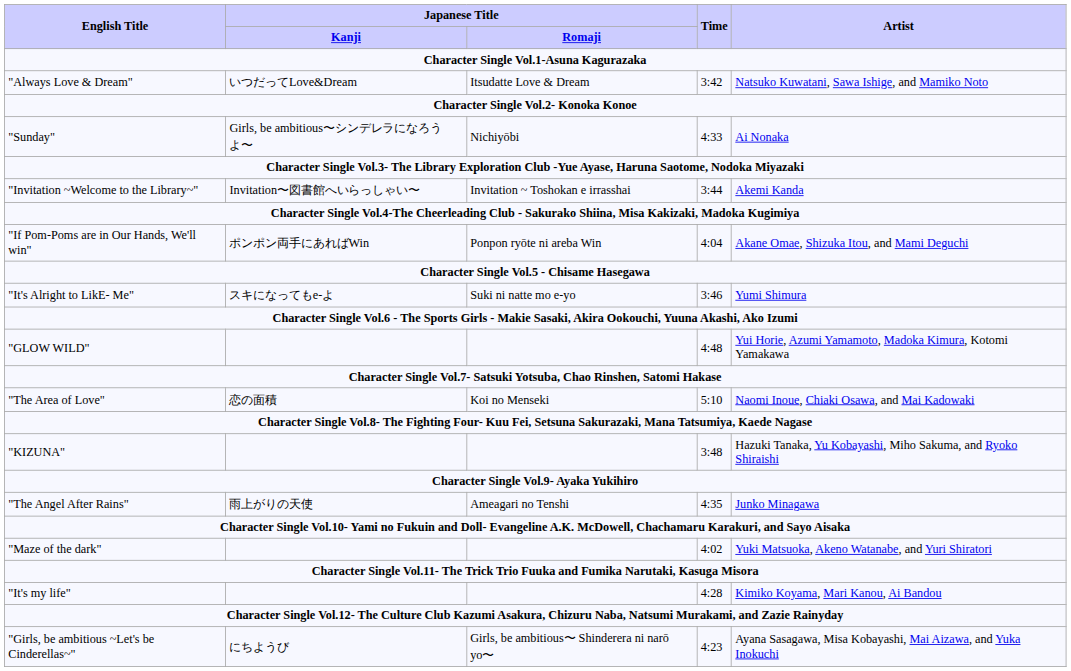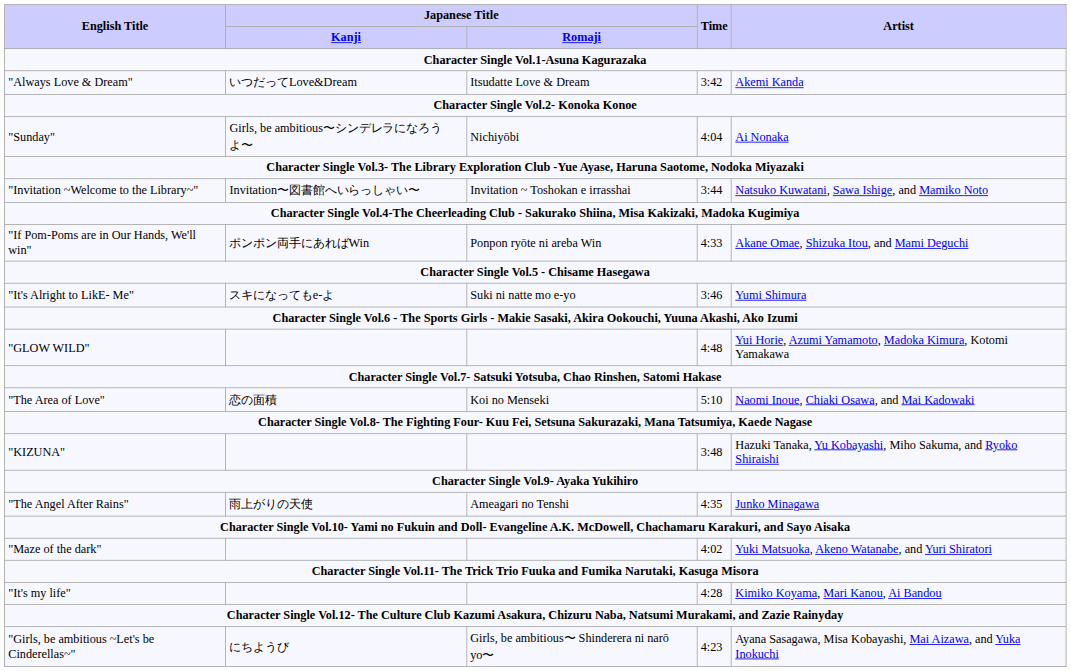(862, 83) Natsuko Kuwatani, Sawa Ishige, and Mamiko Noto -> (769, 83) Akemi Kanda
(712, 137) 4:33 -> (712, 137) 4:04
(769, 191) Akemi Kanda -> (862, 191) Natsuko Kuwatani, Sawa Ishige, and Mamiko Noto
(712, 243) 4:04 -> (712, 243) 4:33
